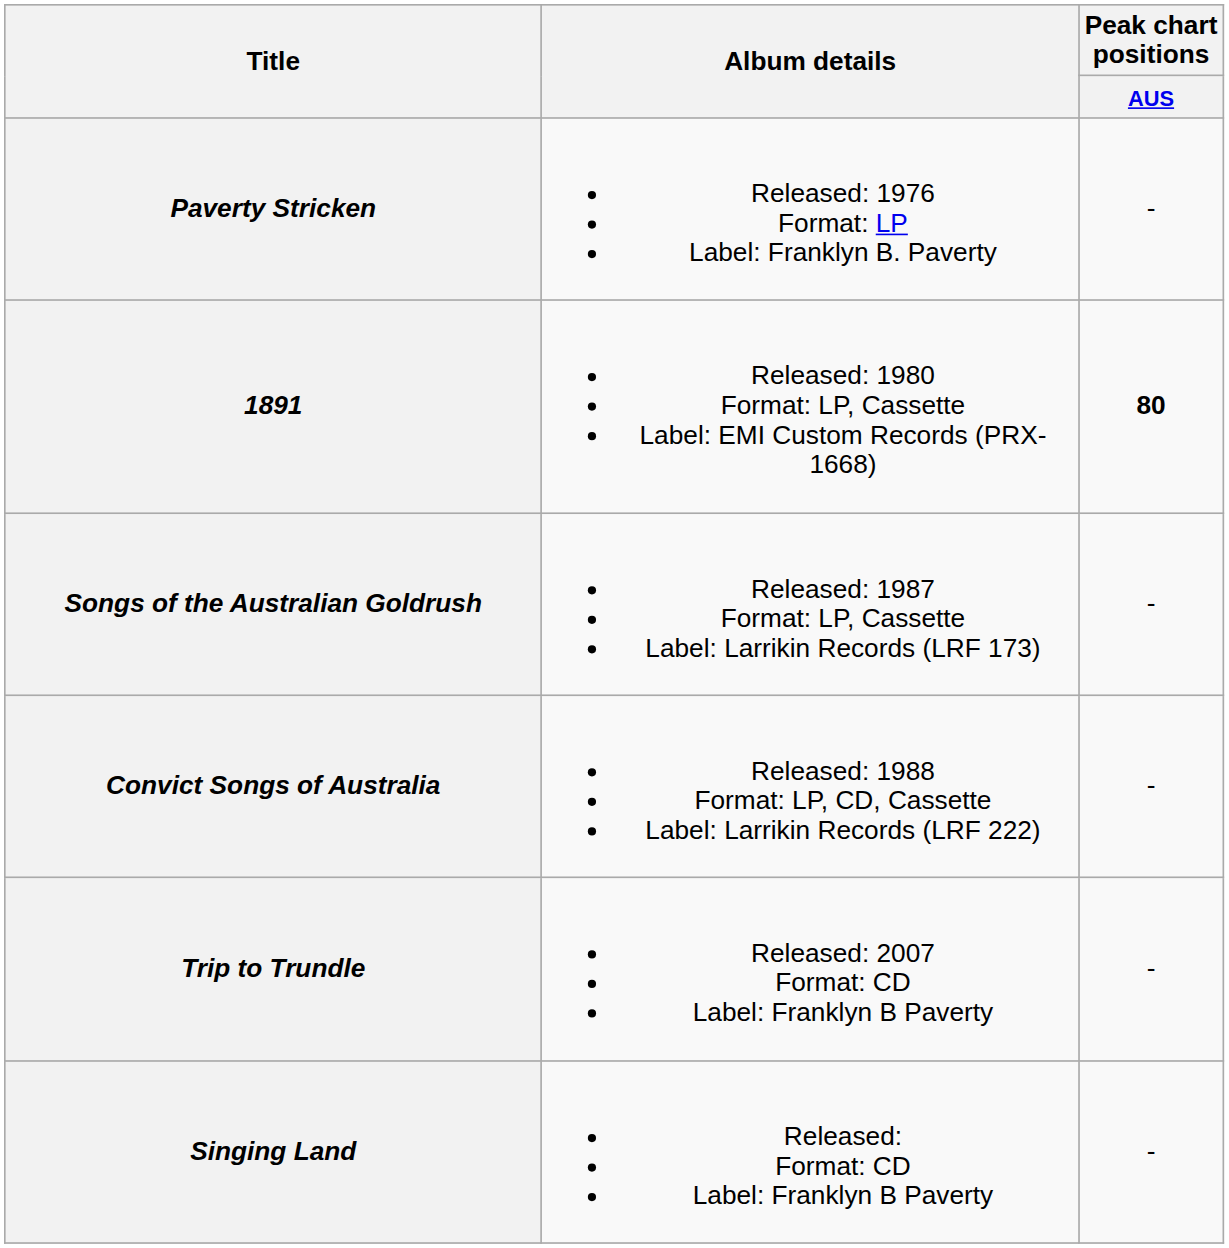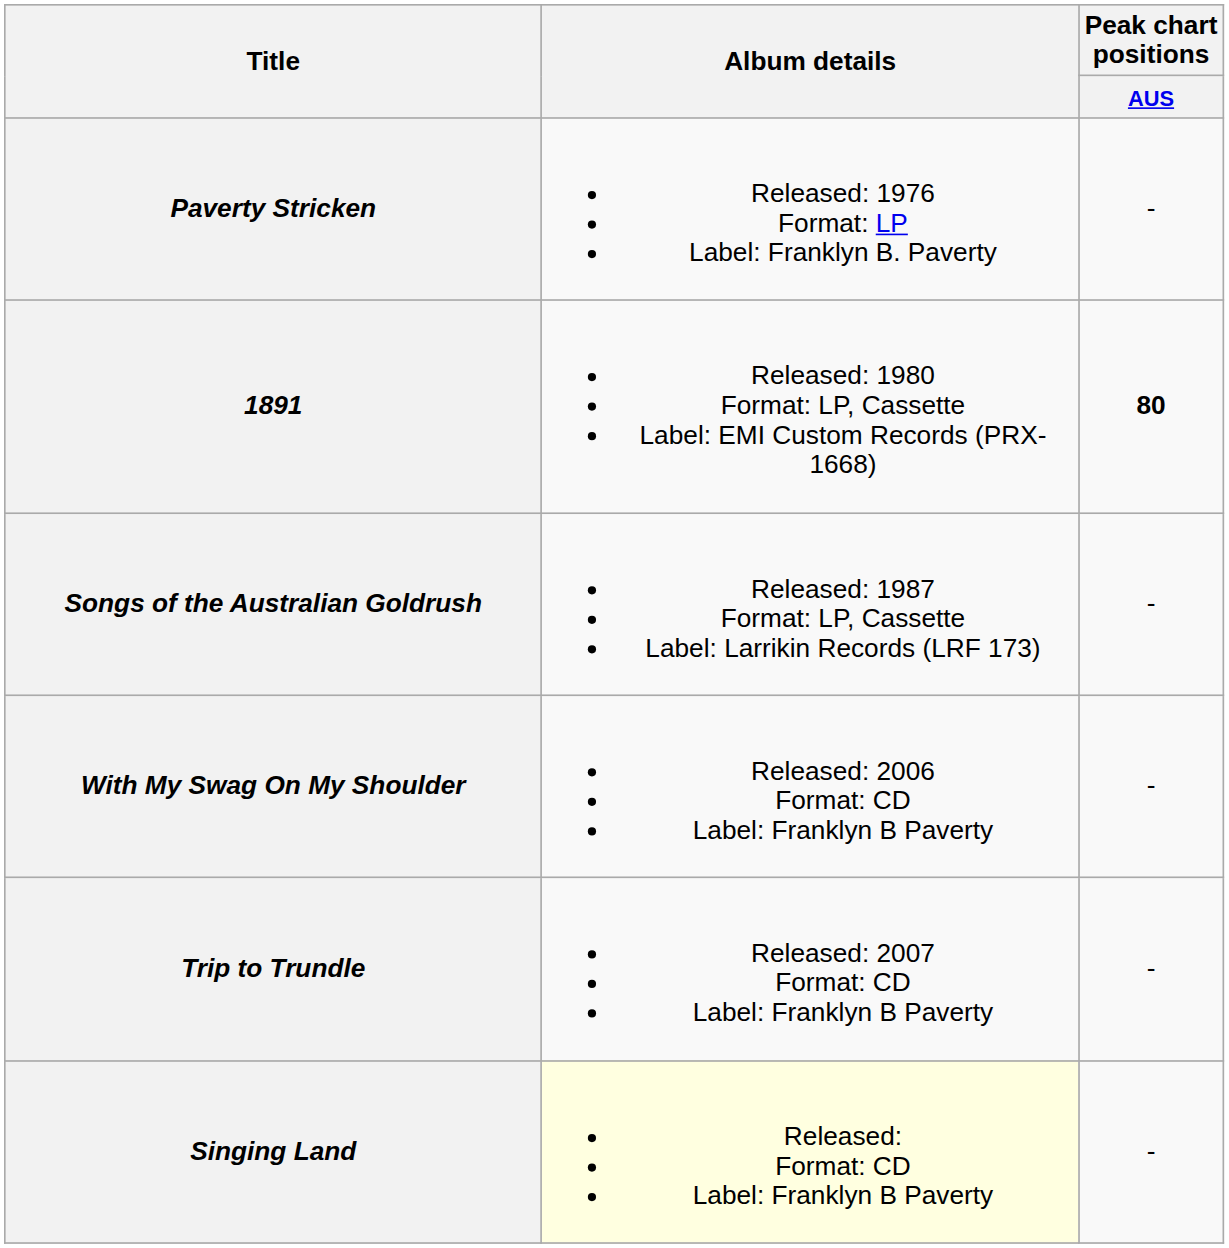- row: (273, 786)
+ row: (273, 786)
(810, 1166) no background -> (810, 1166) lightyellow background
